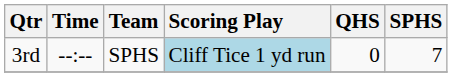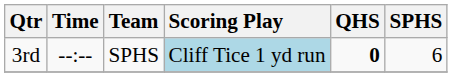(375, 54) normal -> (375, 54) bold
(437, 54) 7 -> (437, 54) 6
